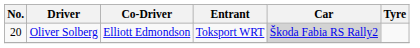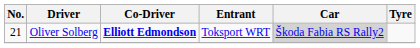(16, 32) 20 -> (16, 32) 21
(147, 32) normal -> (150, 32) bold
